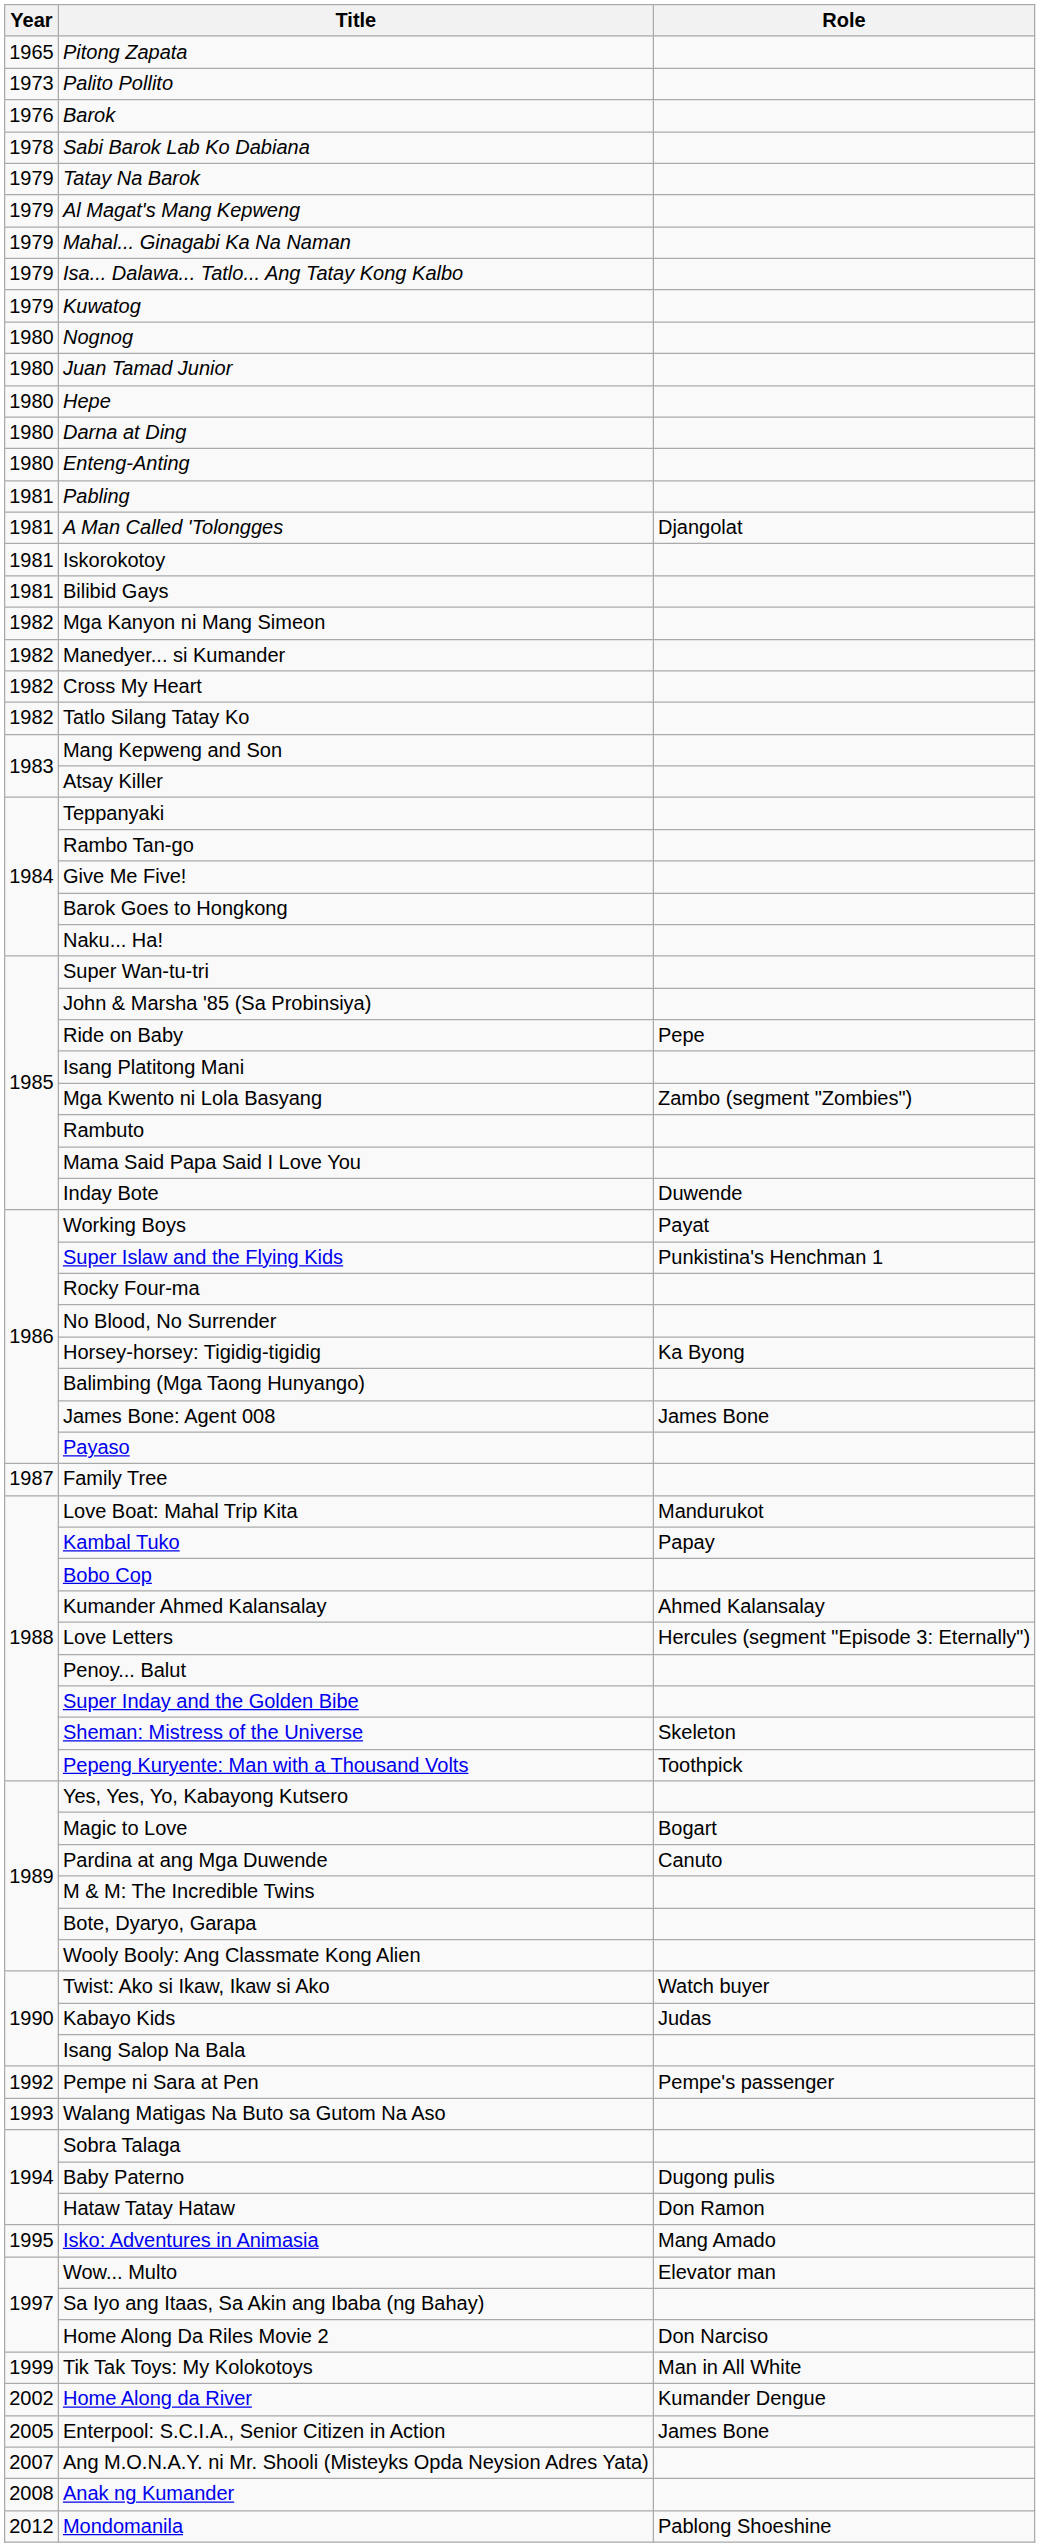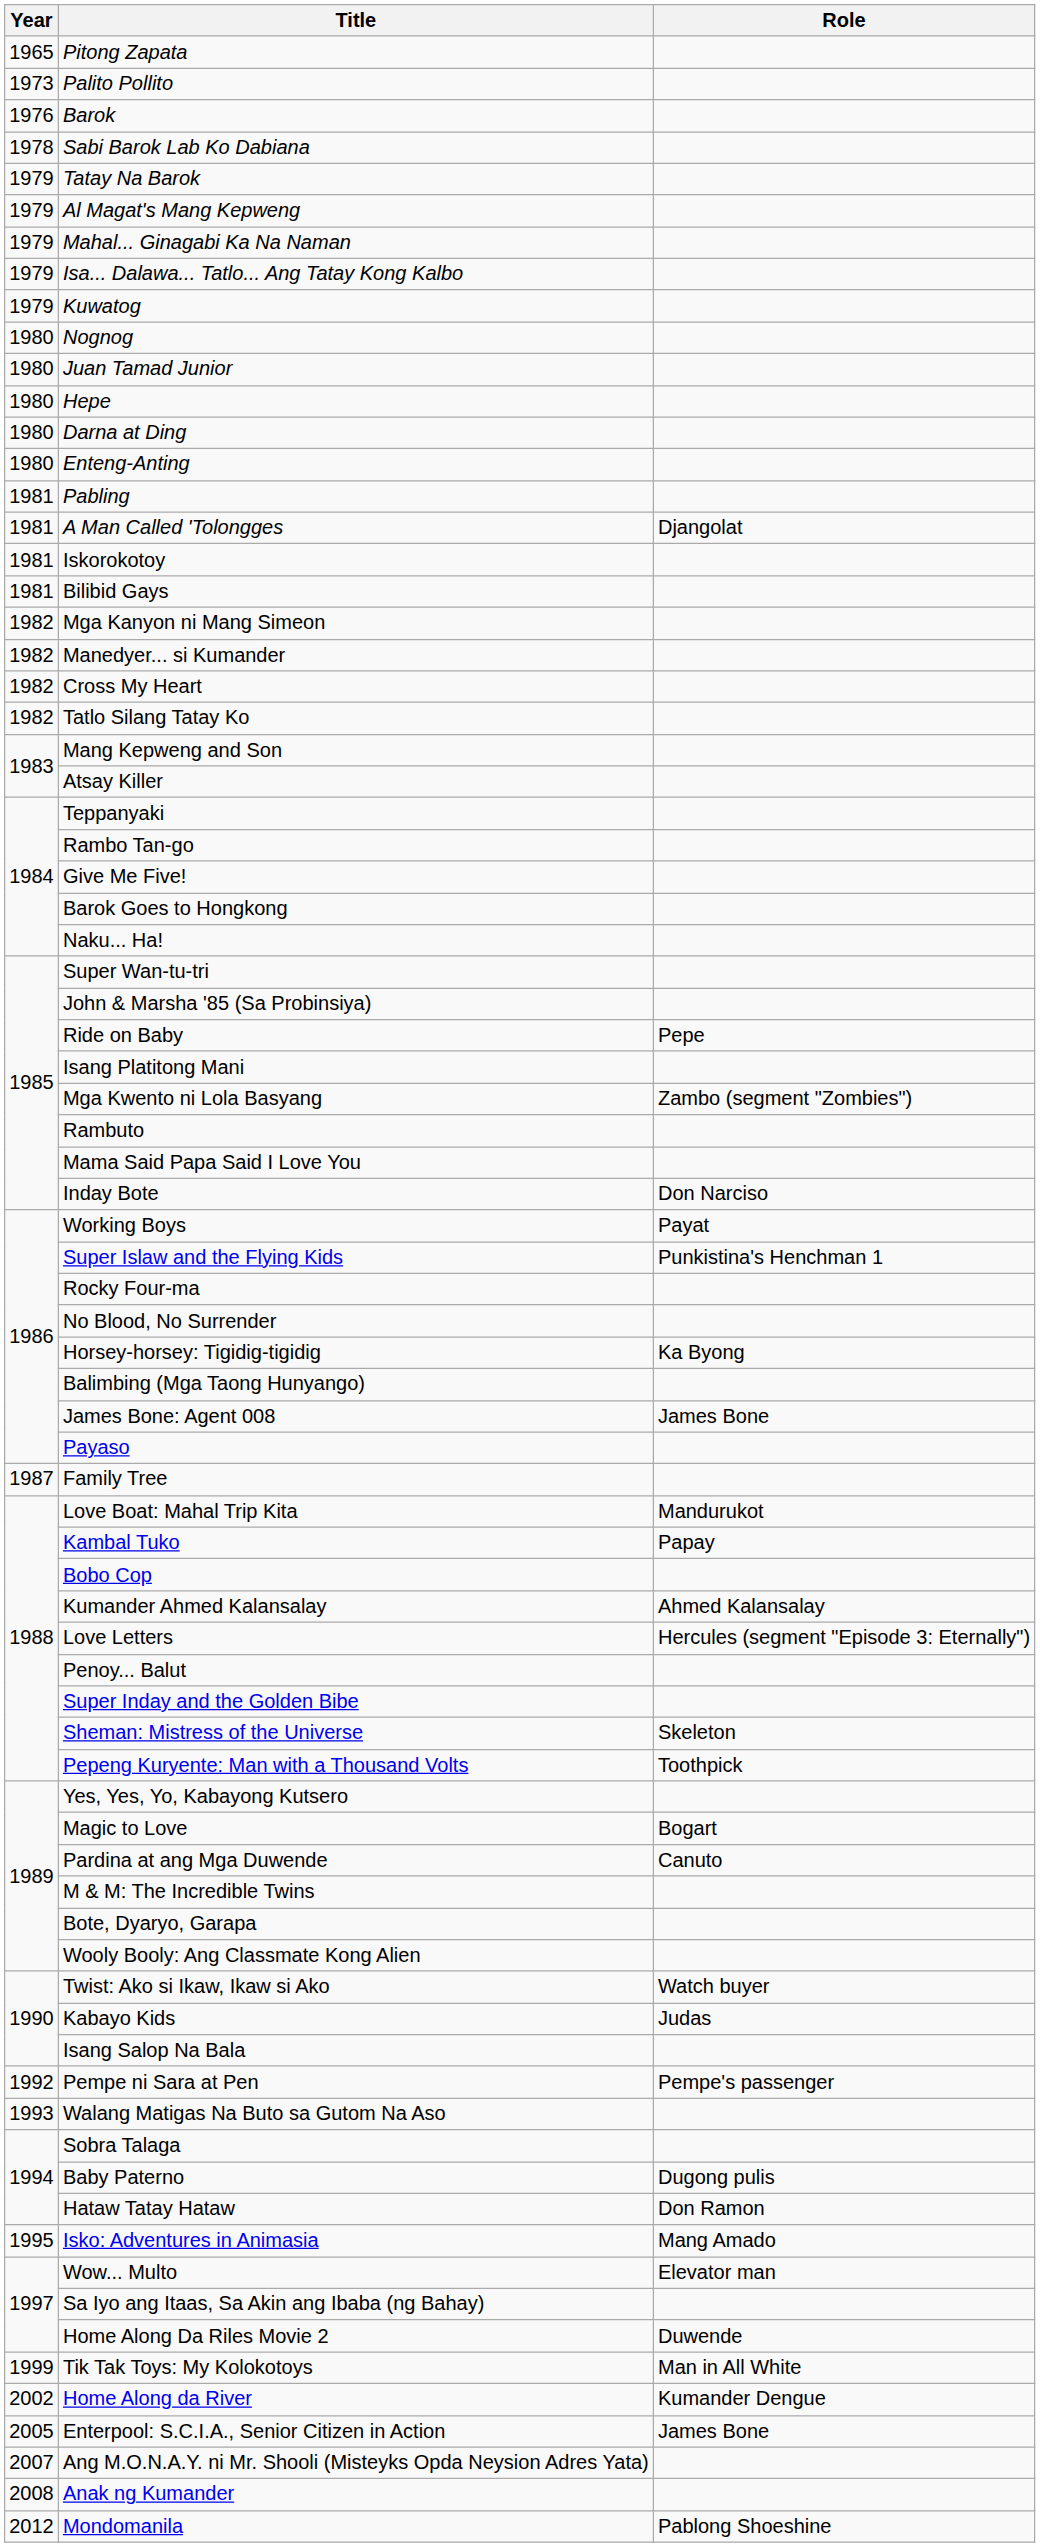(700, 1193) Duwende -> (713, 1193) Don Narciso
(713, 2335) Don Narciso -> (700, 2335) Duwende
